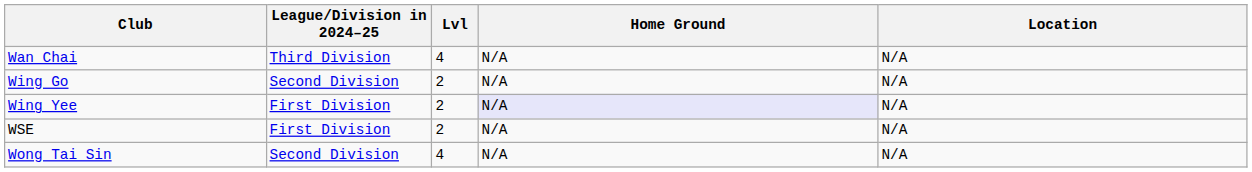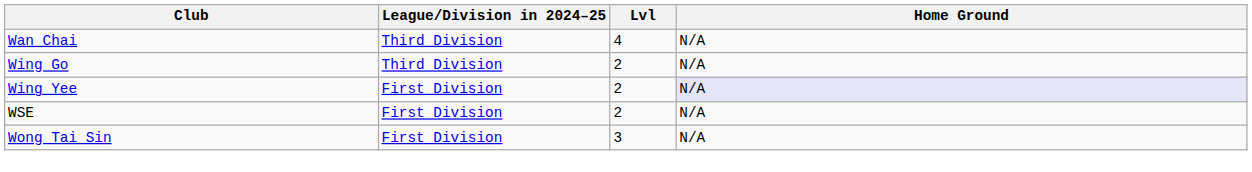- column: (1063, 25)
(334, 82) Second Division -> (442, 65) Third Division
(334, 154) Second Division -> (442, 137) First Division
(440, 154) 4 -> (618, 137) 3
